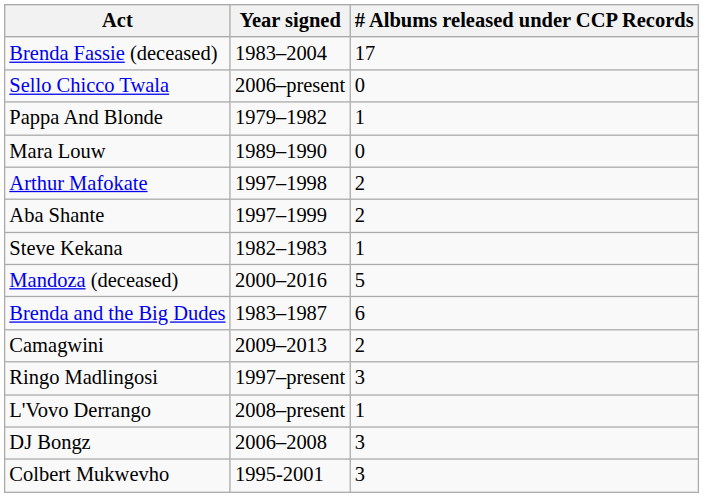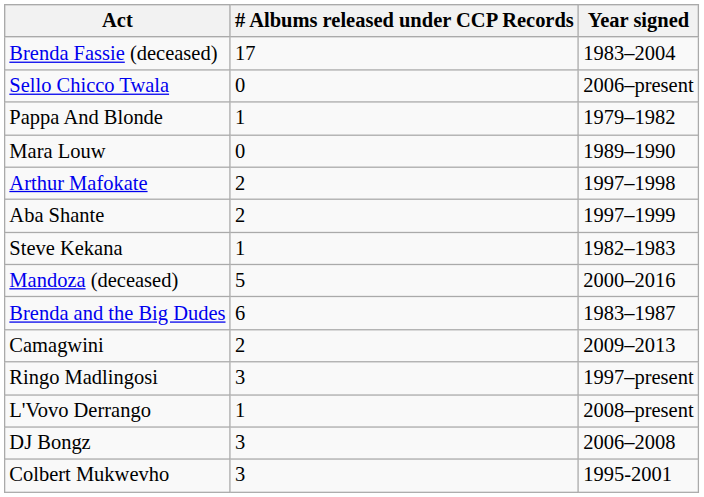columns swapped: (290, 20) <-> (524, 20)
